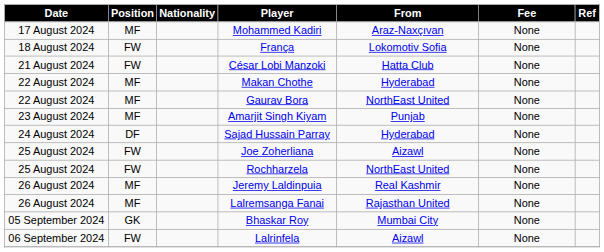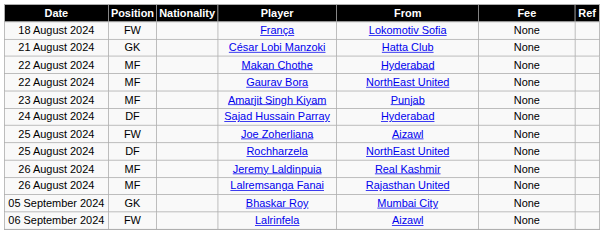- row: (277, 31)
(132, 65) FW -> (132, 48) GK
(132, 169) FW -> (132, 152) DF
